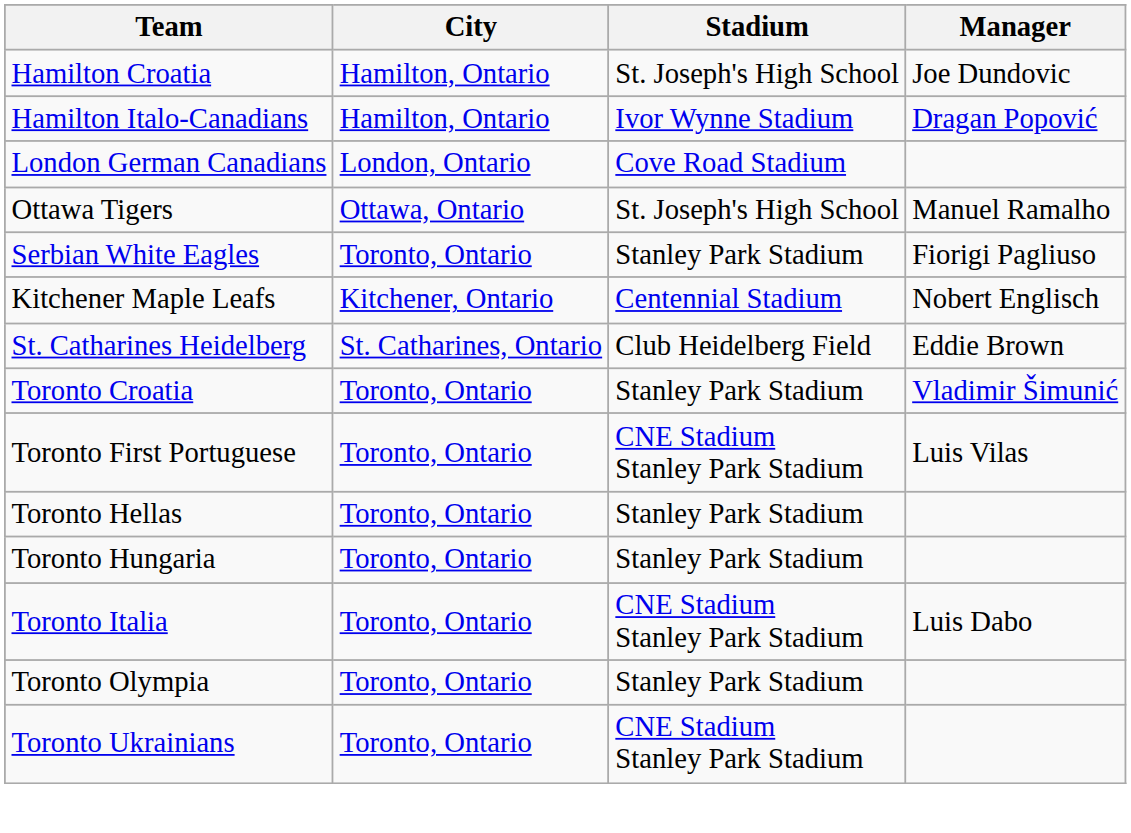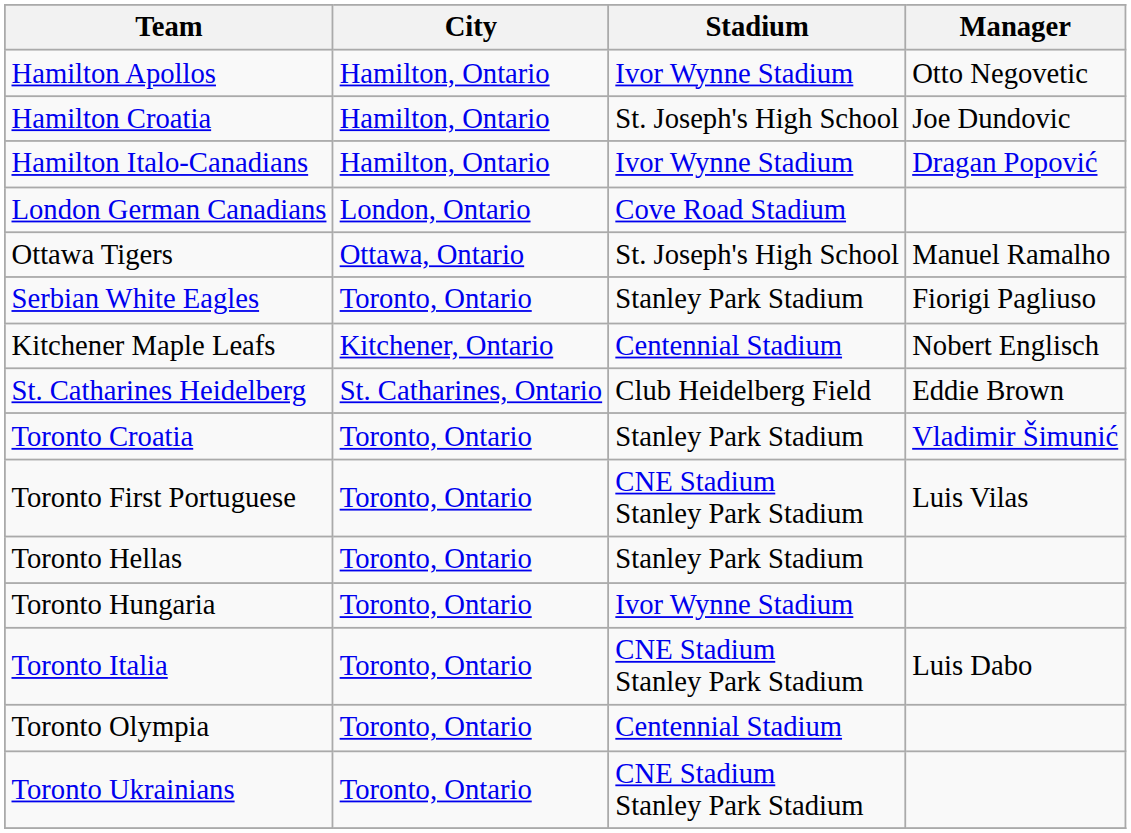+ row: (114, 72)
(739, 559) Stanley Park Stadium -> (734, 604) Ivor Wynne Stadium
(739, 682) Stanley Park Stadium -> (729, 727) Centennial Stadium
